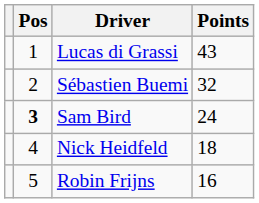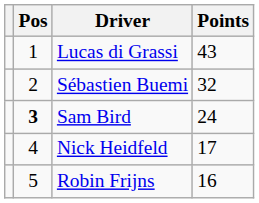(207, 148) 18 -> (207, 148) 17
